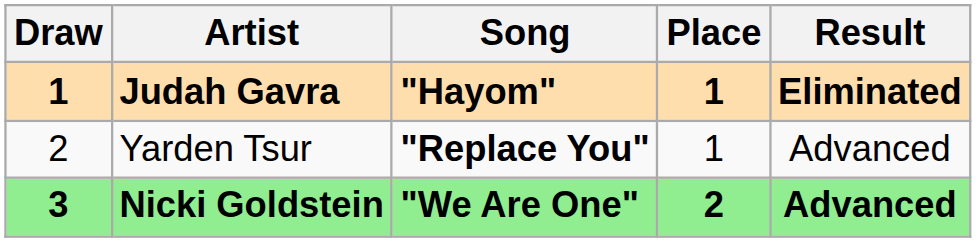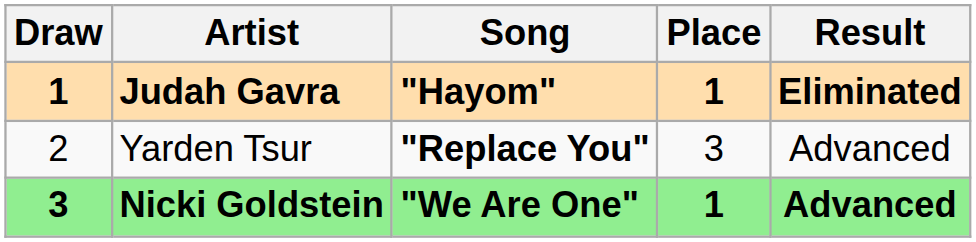(714, 148) 1 -> (714, 148) 3
(714, 206) 2 -> (714, 206) 1
